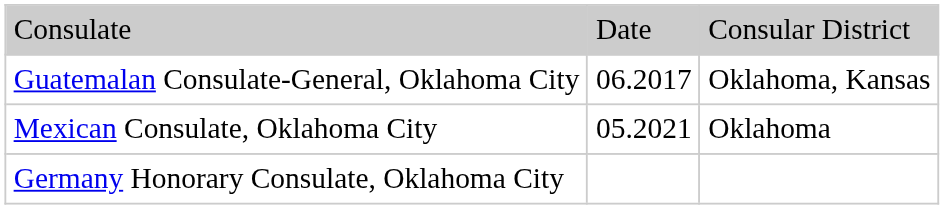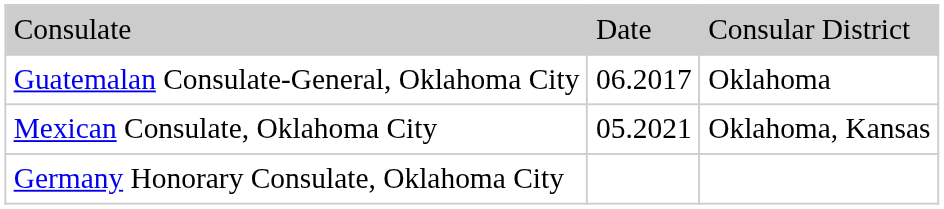(819, 79) Oklahoma, Kansas -> (770, 79) Oklahoma
(770, 128) Oklahoma -> (819, 128) Oklahoma, Kansas
